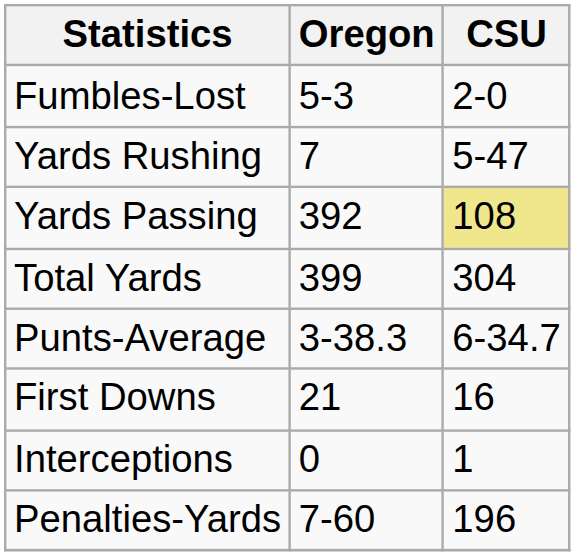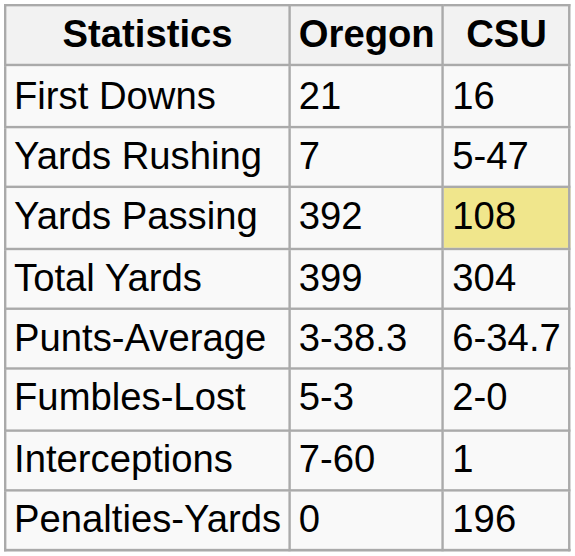rows swapped: (115, 398) <-> (130, 95)
(309, 459) 0 -> (337, 459) 7-60
(337, 519) 7-60 -> (309, 519) 0
